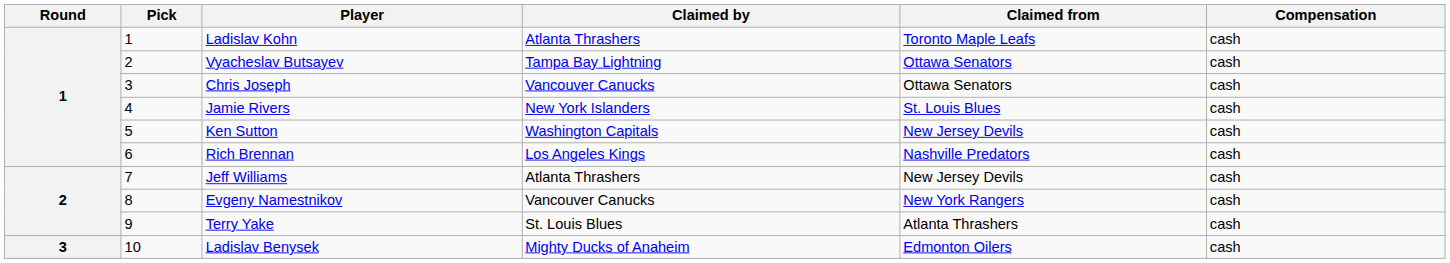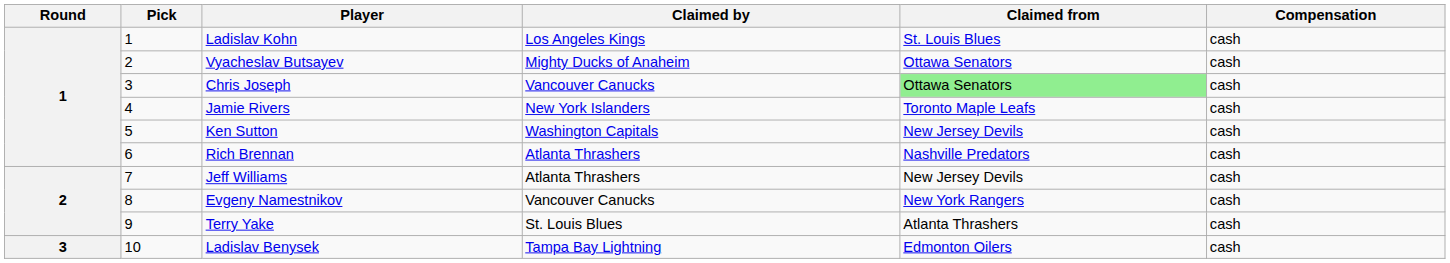(583, 39) Atlanta Thrashers -> (585, 39) Los Angeles Kings
(969, 39) Toronto Maple Leafs -> (952, 39) St. Louis Blues
(593, 62) Tampa Bay Lightning -> (607, 62) Mighty Ducks of Anaheim
(958, 85) no background -> (958, 85) lightgreen background
(952, 108) St. Louis Blues -> (969, 108) Toronto Maple Leafs
(585, 154) Los Angeles Kings -> (583, 154) Atlanta Thrashers
(607, 246) Mighty Ducks of Anaheim -> (593, 246) Tampa Bay Lightning
